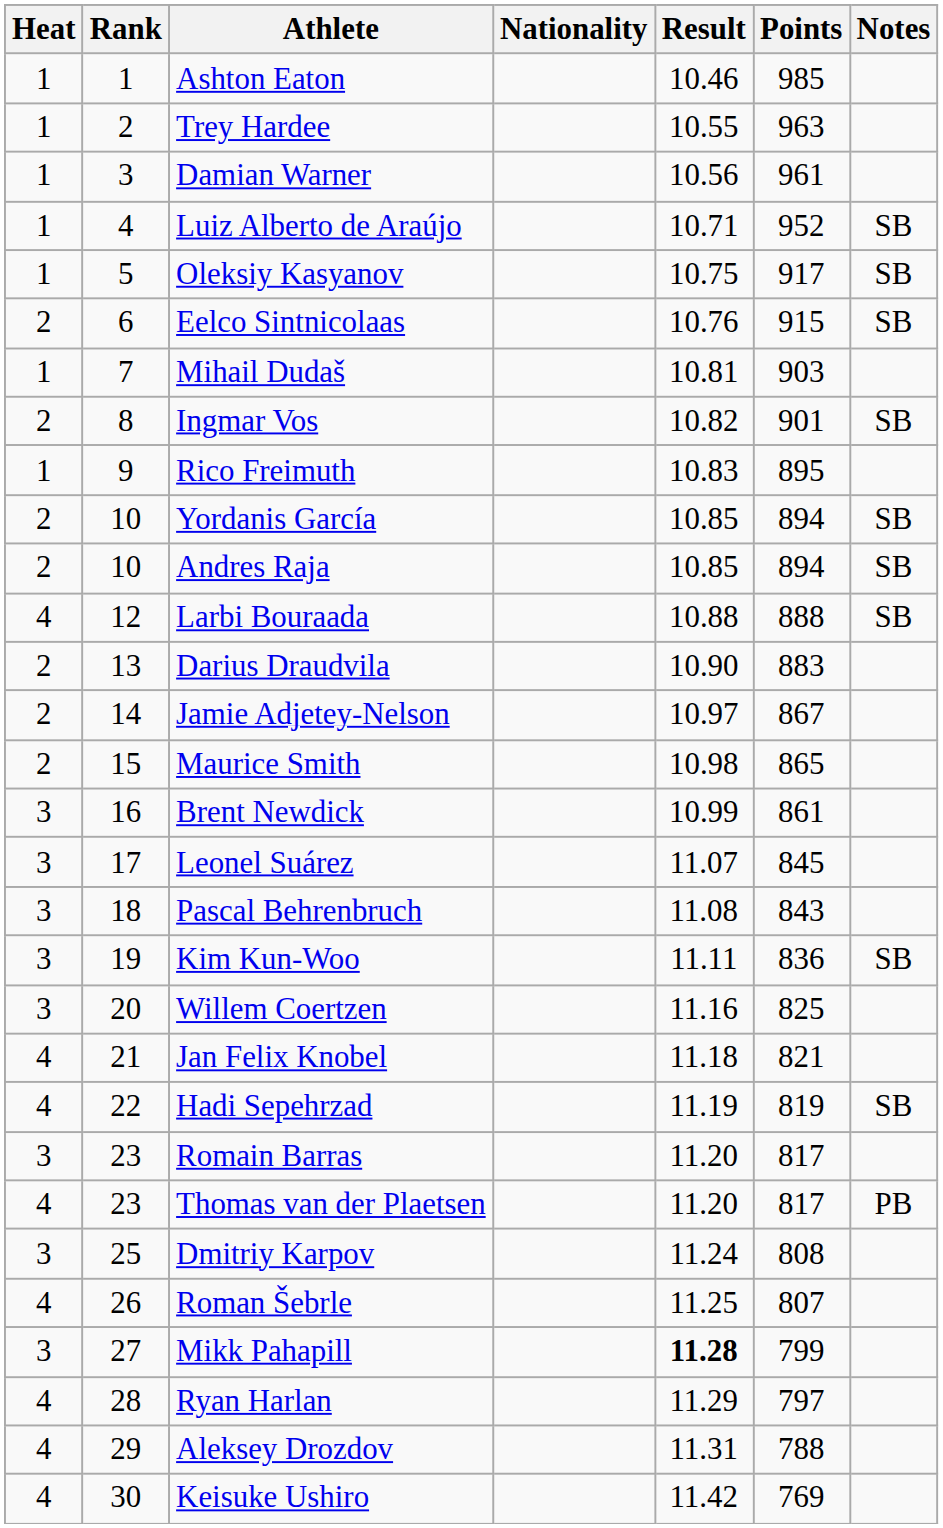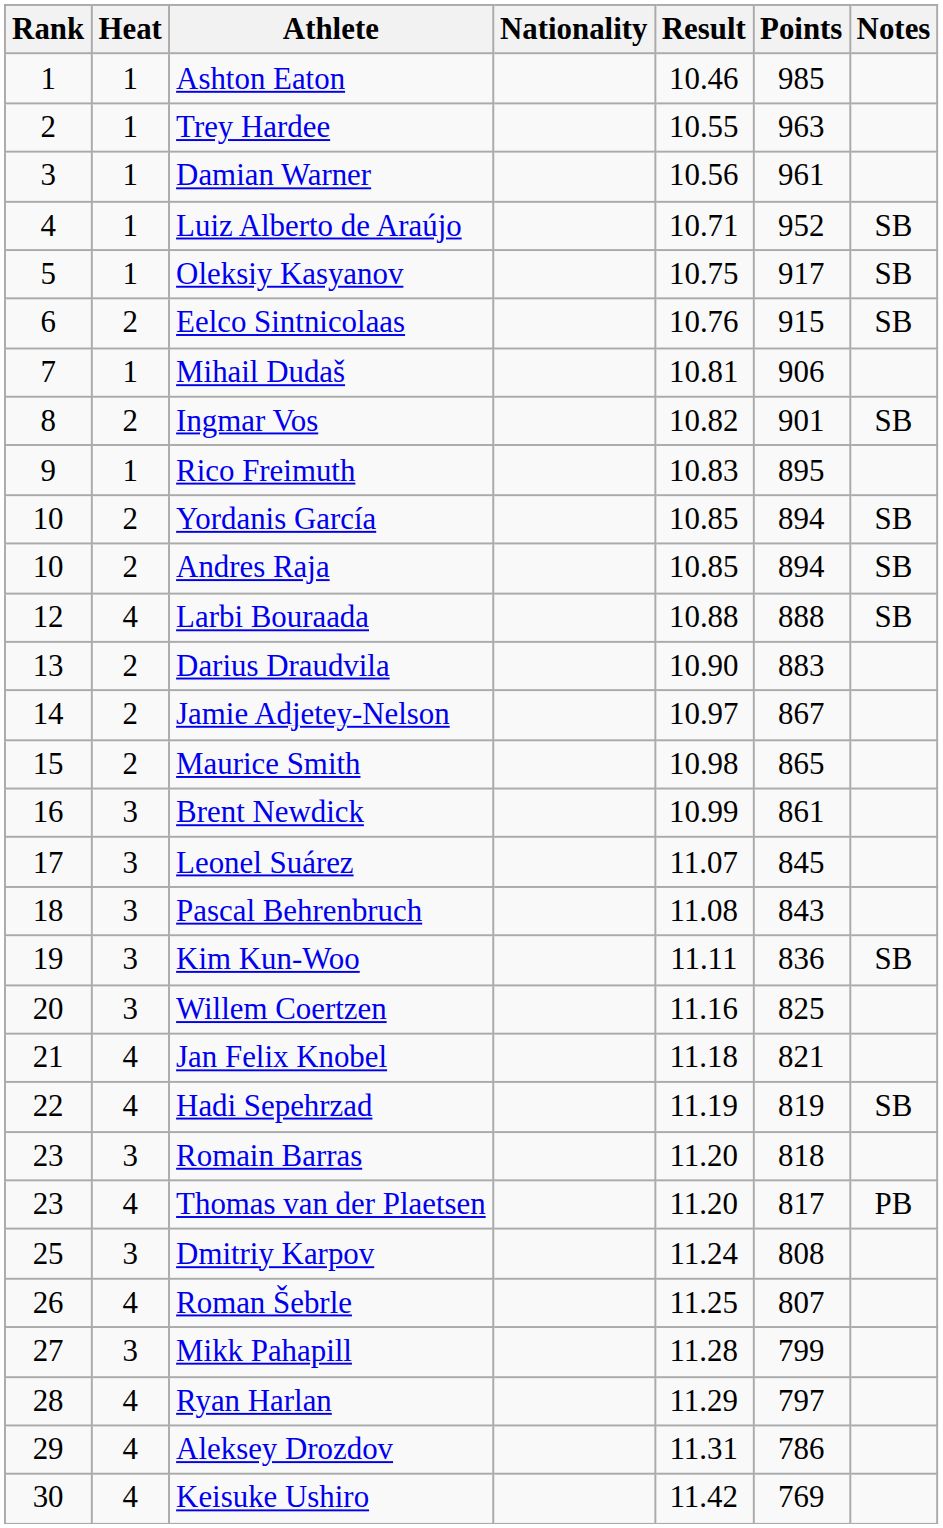columns swapped: (126, 28) <-> (44, 28)
(801, 371) 903 -> (801, 371) 906
(801, 1155) 817 -> (801, 1155) 818
(704, 1351) bold -> (704, 1351) normal
(801, 1449) 788 -> (801, 1449) 786
